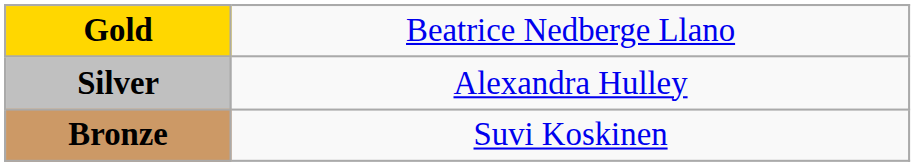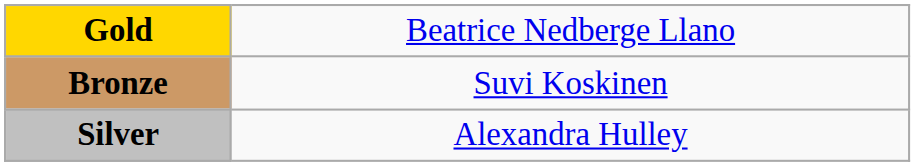rows swapped: (118, 82) <-> (118, 134)
